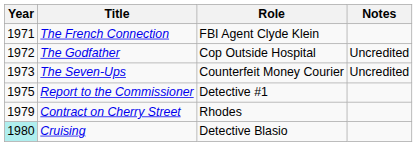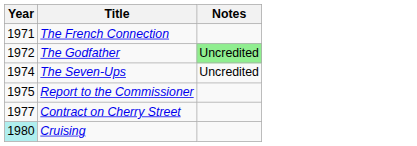- column: (272, 14)
(379, 53) no background -> (229, 53) lightgreen background
(21, 72) 1973 -> (21, 72) 1974
(21, 111) 1979 -> (21, 111) 1977
